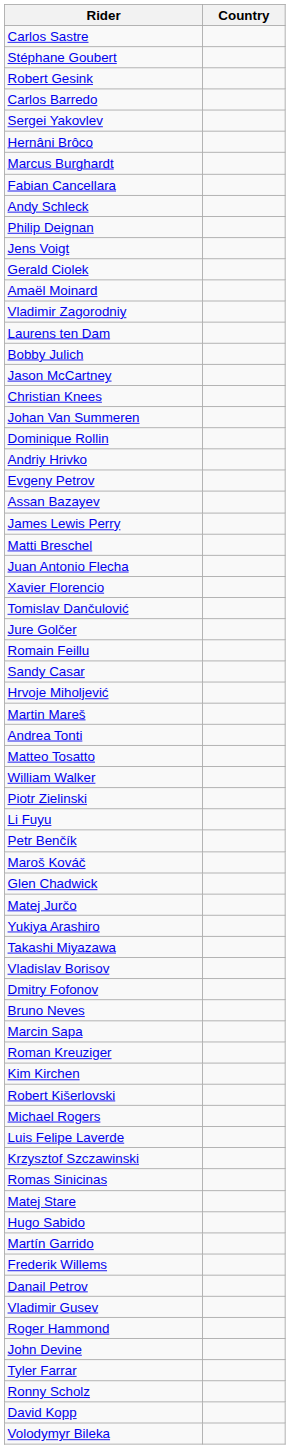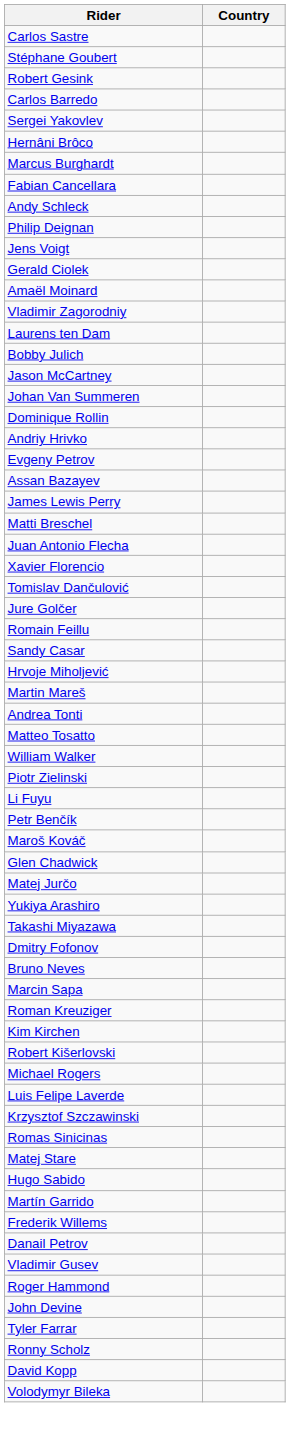- row: (55, 396)
- row: (58, 968)
